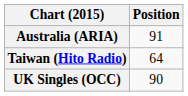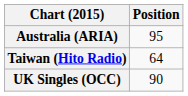(156, 36) 91 -> (156, 36) 95
